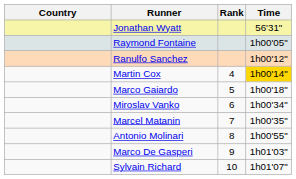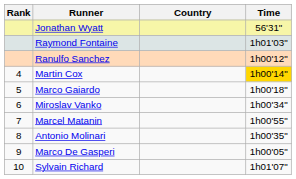columns swapped: (232, 12) <-> (58, 12)
(269, 43) 1h00'05" -> (269, 43) 1h01'03"
(269, 121) 1h00'35" -> (269, 121) 1h00'55"
(269, 136) 1h00'55" -> (269, 136) 1h00'35"
(269, 152) 1h01'03" -> (269, 152) 1h00'05"
